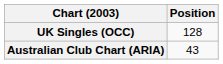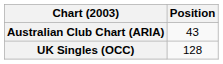rows swapped: (86, 50) <-> (86, 31)
